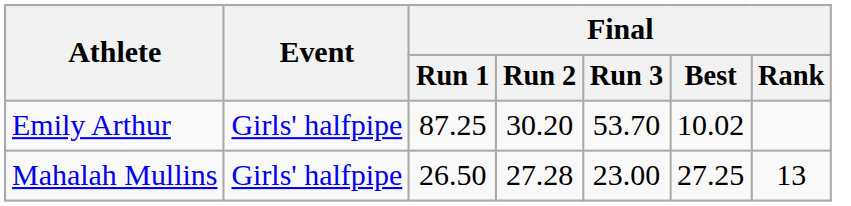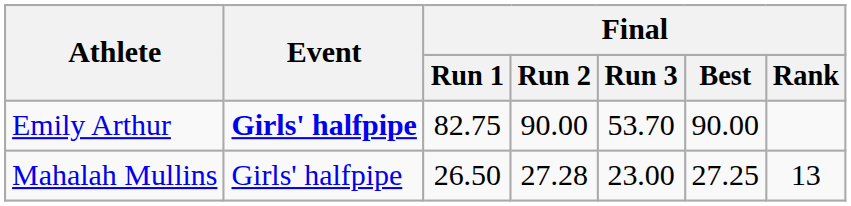(317, 125) normal -> (324, 125) bold
(453, 125) 87.25 -> (467, 125) 82.75
(540, 125) 30.20 -> (554, 125) 90.00
(711, 125) 10.02 -> (725, 125) 90.00
